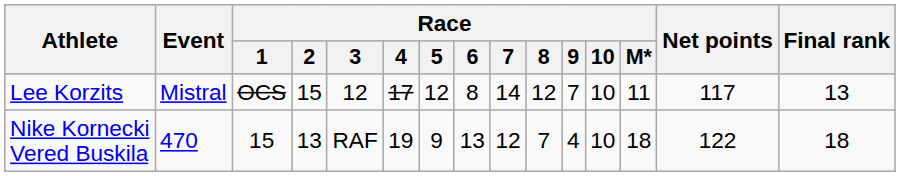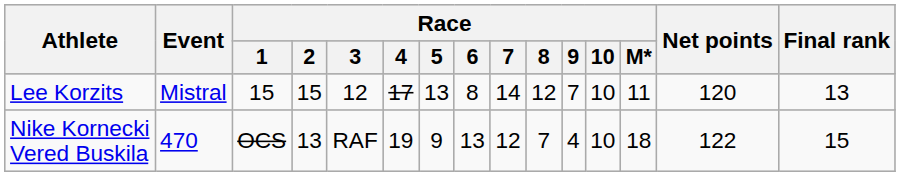(262, 92) OCS -> (262, 92) 15
(437, 92) 12 -> (437, 92) 13
(718, 92) 117 -> (718, 92) 120
(262, 141) 15 -> (262, 141) OCS
(837, 141) 18 -> (837, 141) 15
